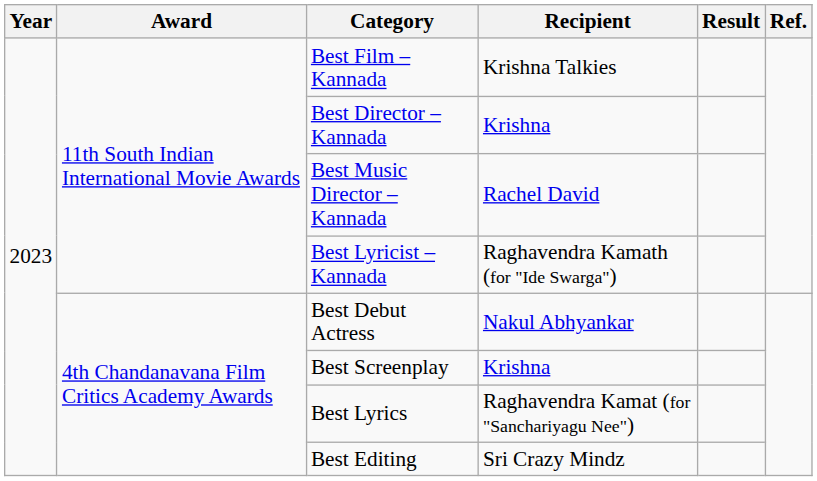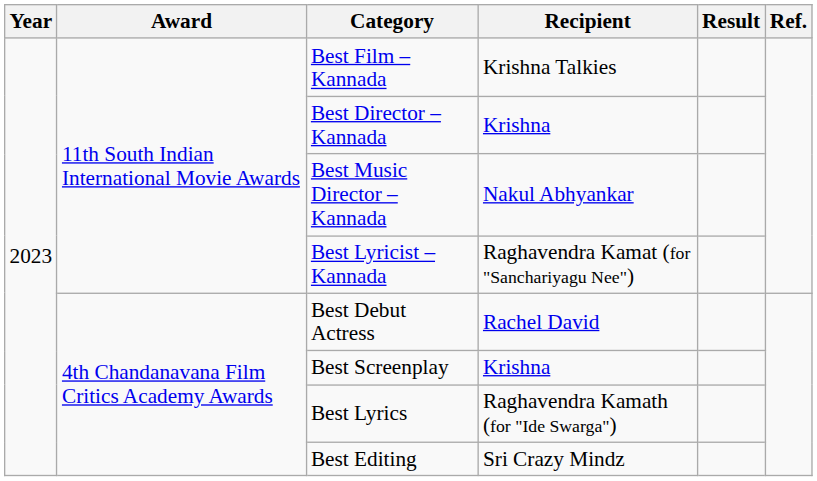(541, 194) Rachel David -> (558, 194) Nakul Abhyankar
(575, 264) Raghavendra Kamath (for "Ide Swarga") -> (587, 264) Raghavendra Kamat (for "Sanchariyagu Nee")
(558, 321) Nakul Abhyankar -> (541, 321) Rachel David
(587, 413) Raghavendra Kamat (for "Sanchariyagu Nee") -> (575, 413) Raghavendra Kamath (for "Ide Swarga")
